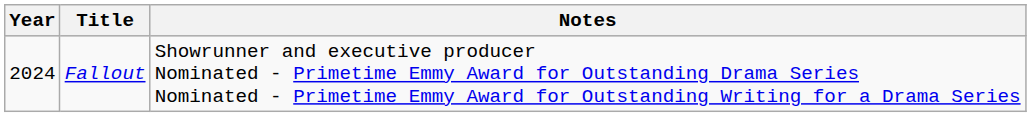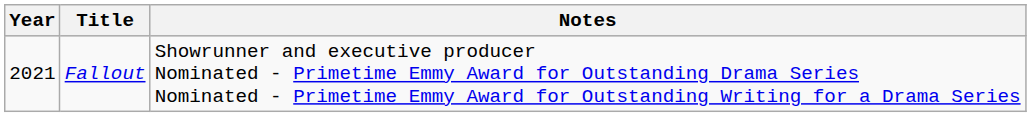(32, 74) 2024 -> (32, 74) 2021
